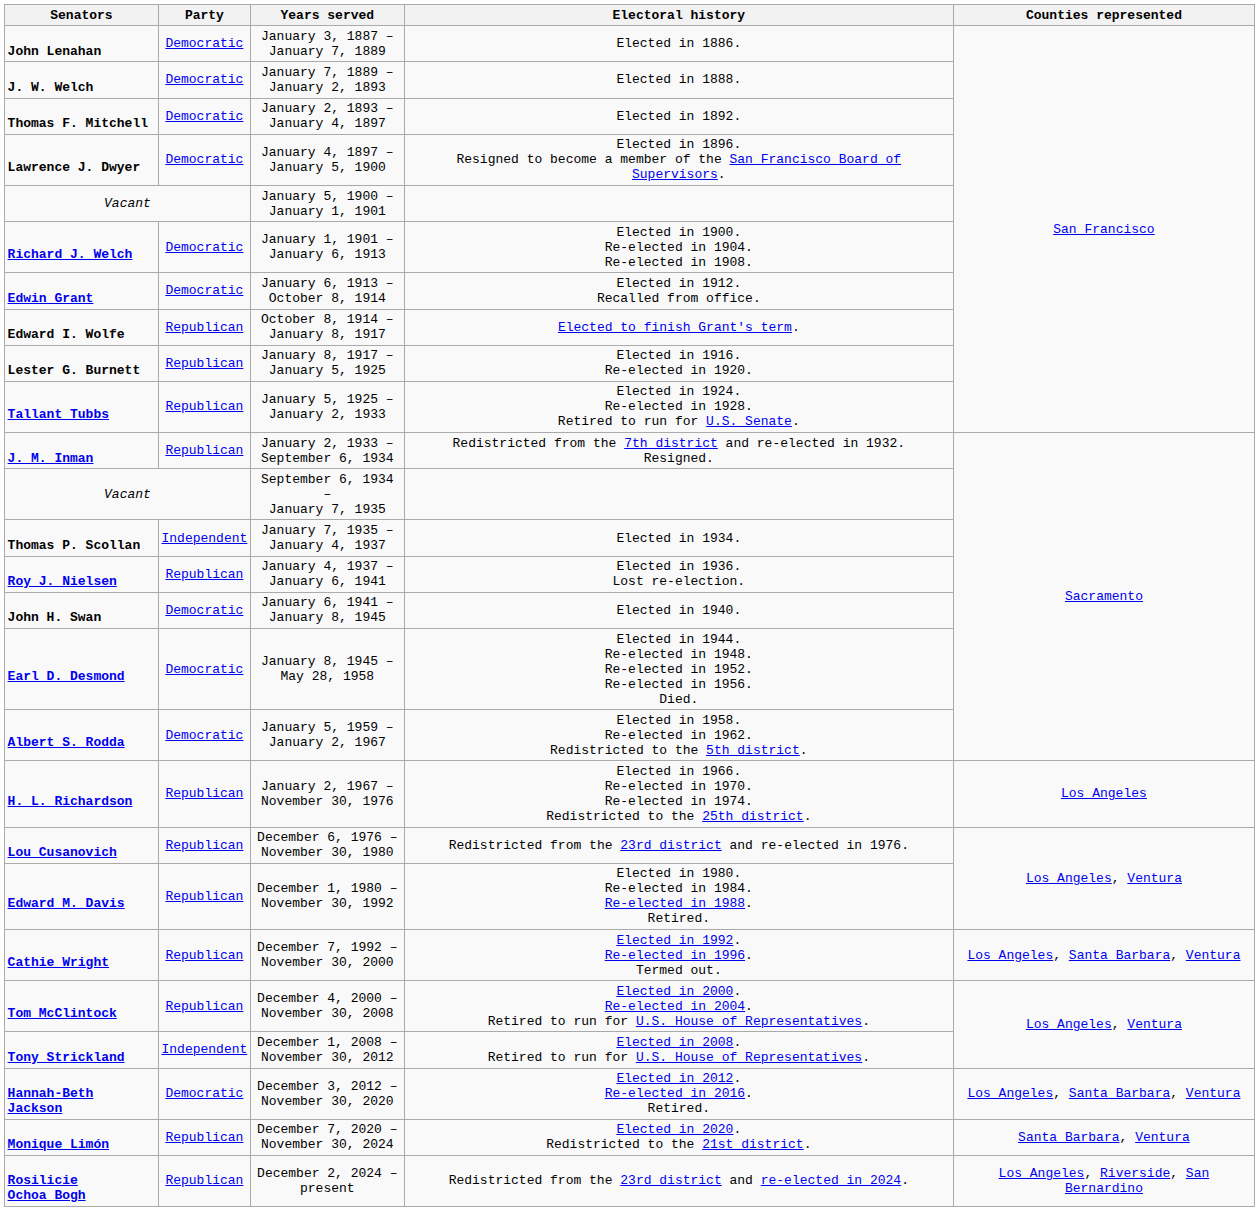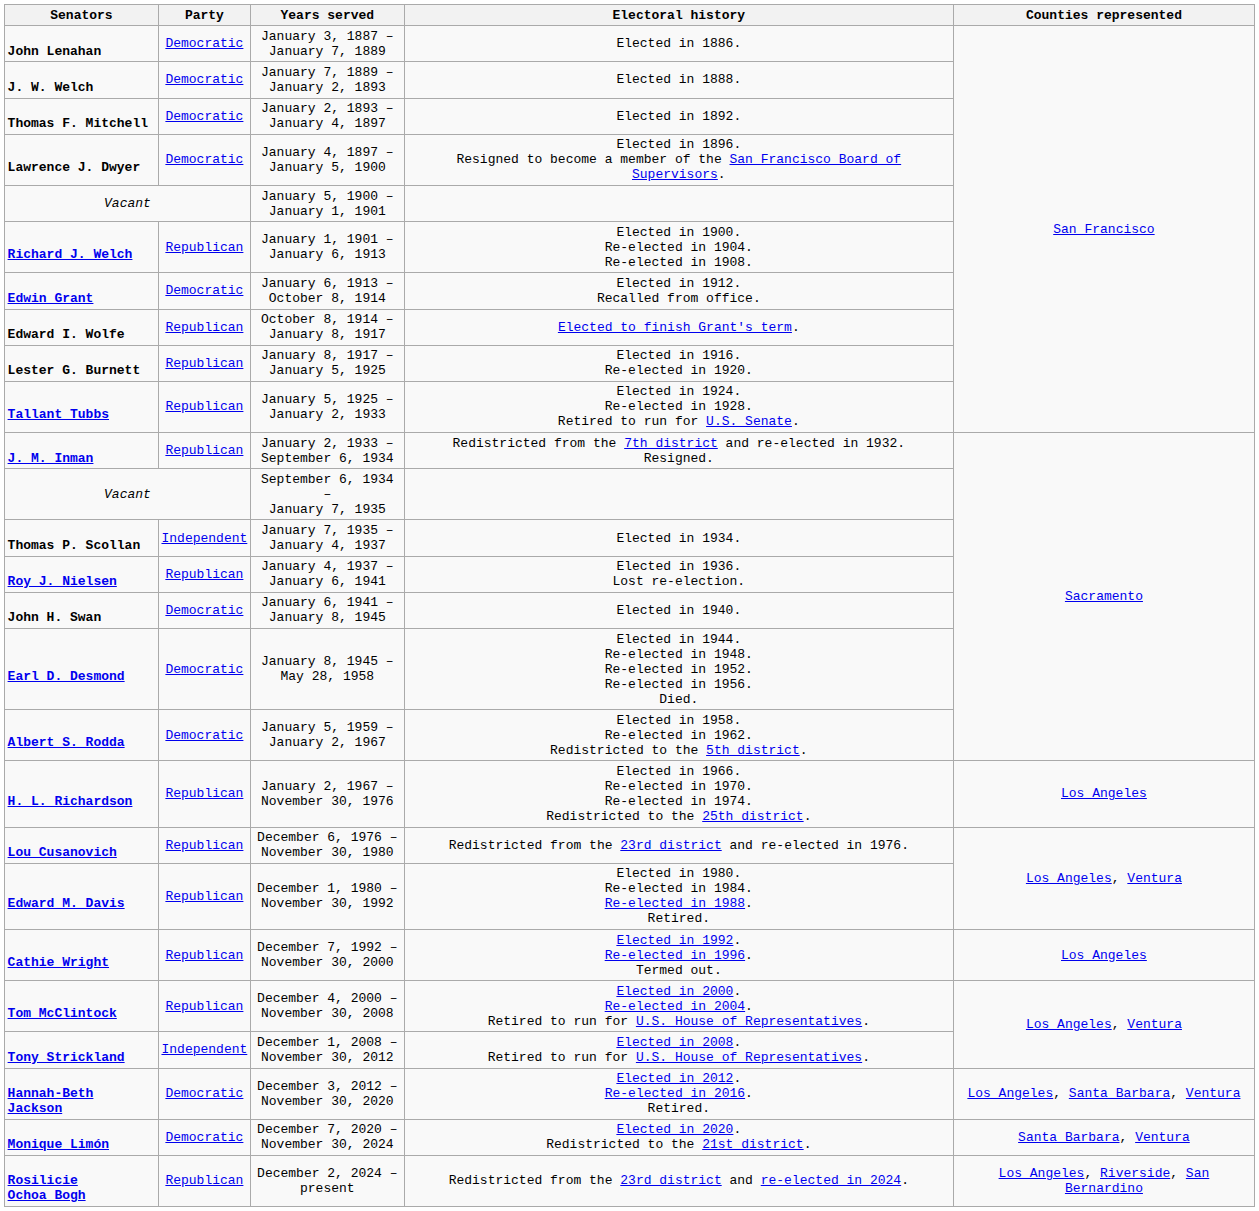(204, 247) Democratic -> (204, 247) Republican
(1104, 955) Los Angeles, Santa Barbara, Ventura -> (1104, 955) Los Angeles
(204, 1137) Republican -> (204, 1137) Democratic
